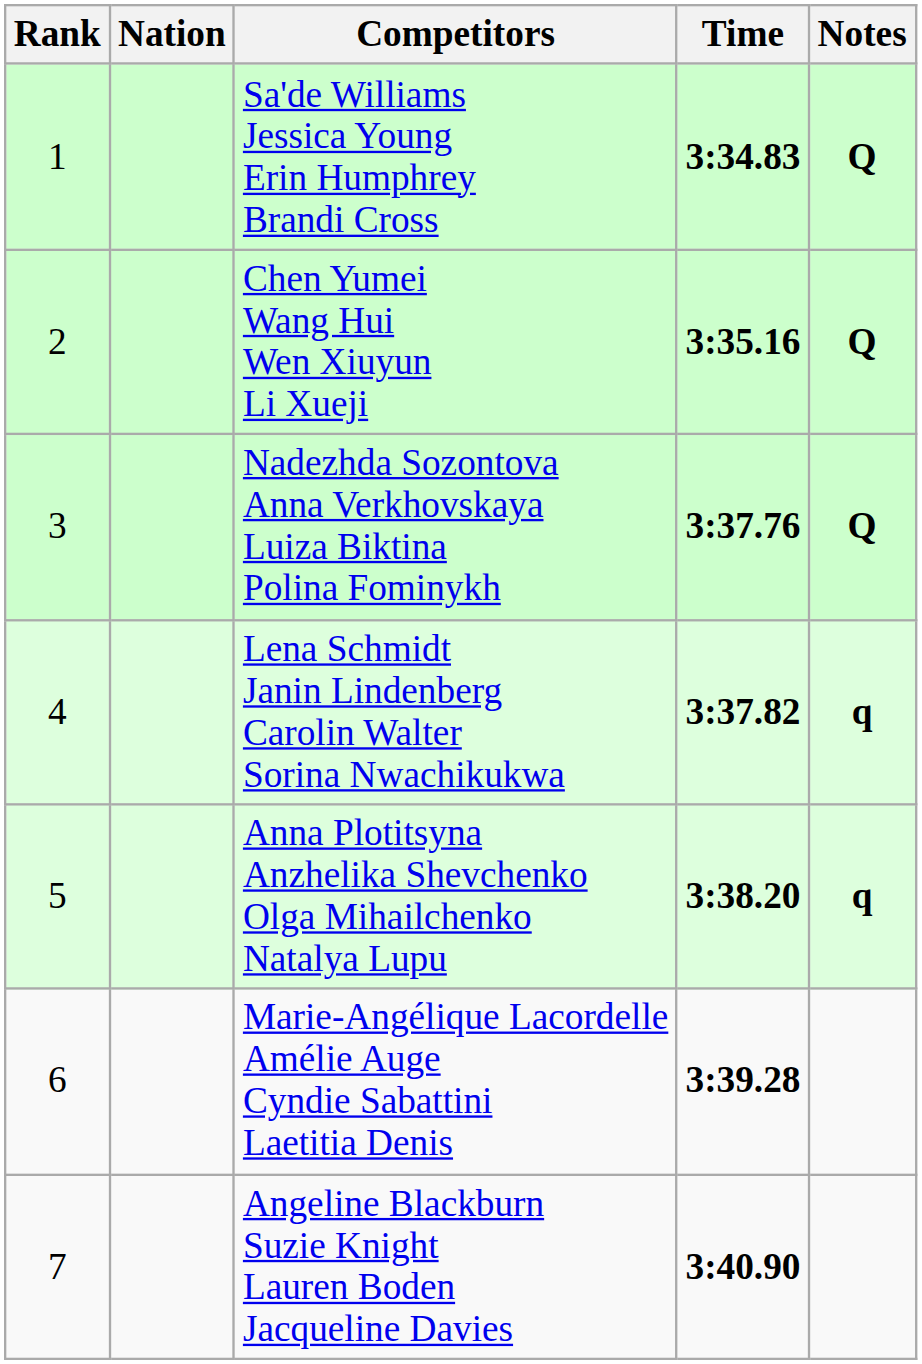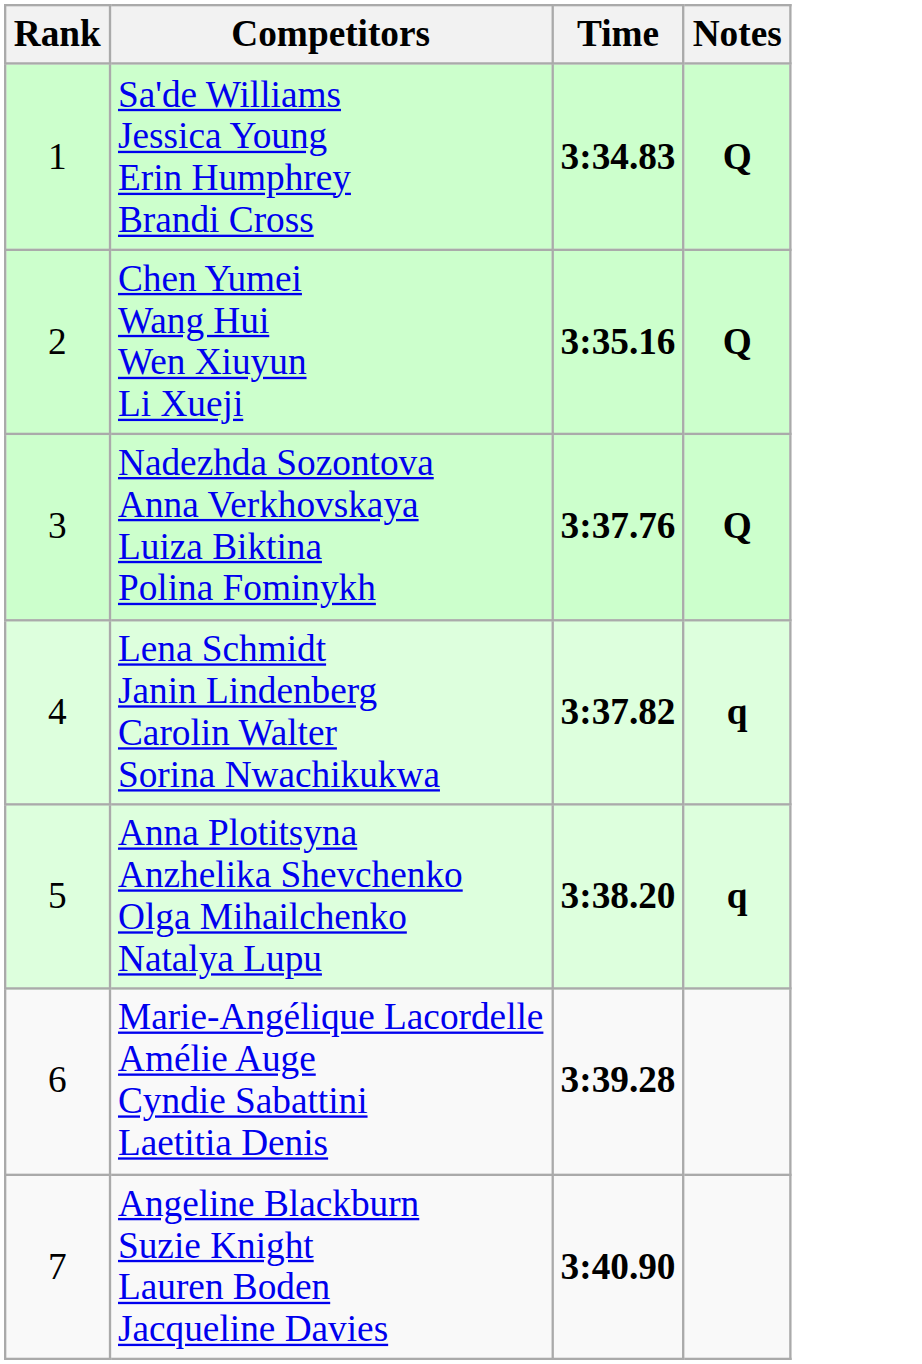- column: (172, 34)
